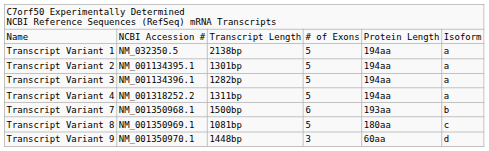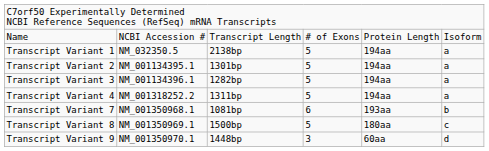(226, 110) 1500bp -> (226, 110) 1081bp
(226, 124) 1081bp -> (226, 124) 1500bp
